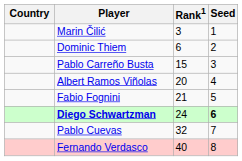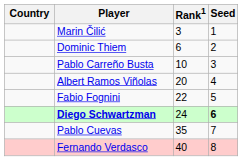(181, 65) 15 -> (181, 65) 10
(181, 98) 21 -> (181, 98) 22
(181, 131) 32 -> (181, 131) 35
